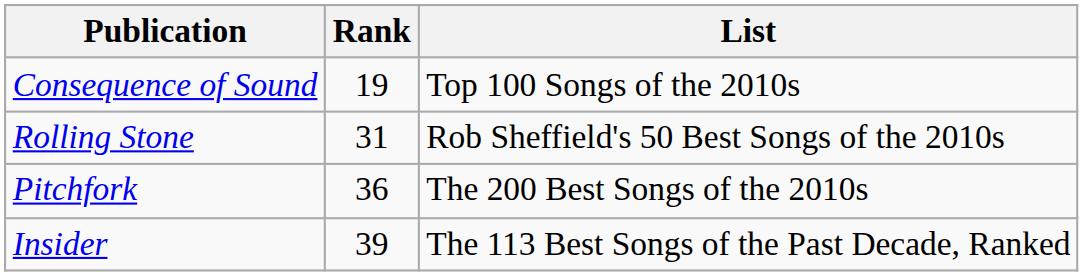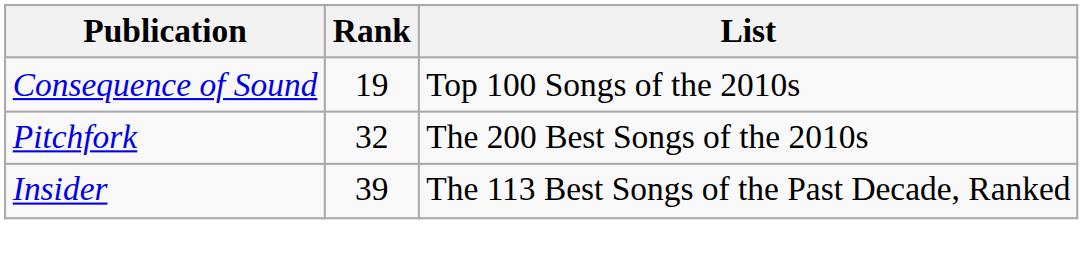- row: (103, 137)
(372, 190) 36 -> (372, 137) 32
